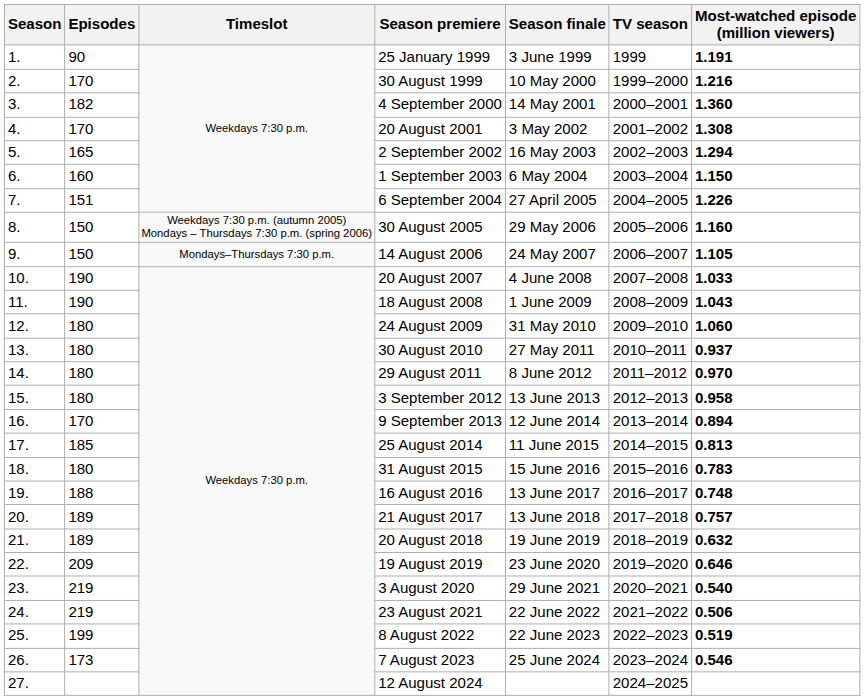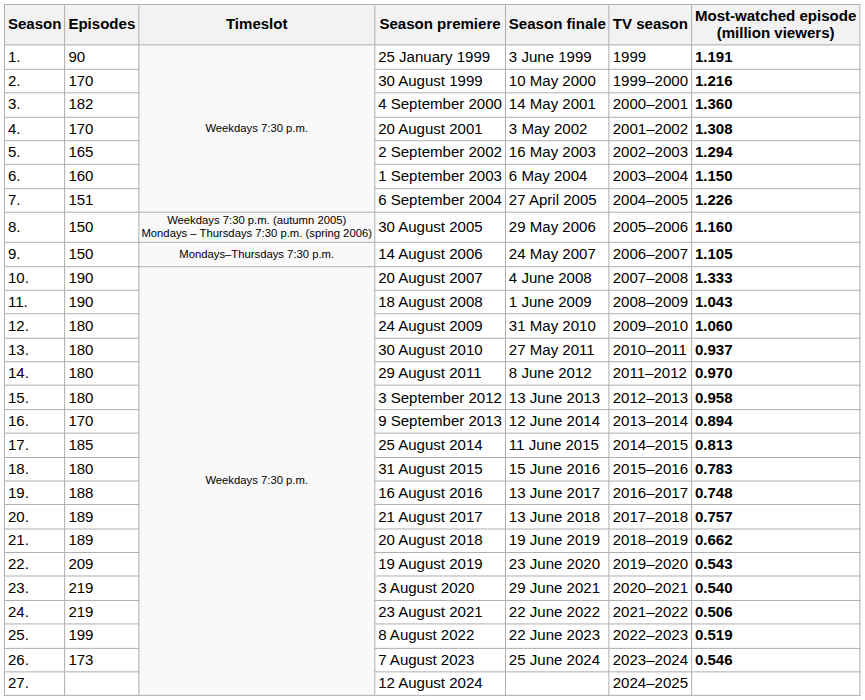(714, 278) 1.033 -> (714, 278) 1.333
(714, 540) 0.632 -> (714, 540) 0.662
(714, 564) 0.646 -> (714, 564) 0.543
